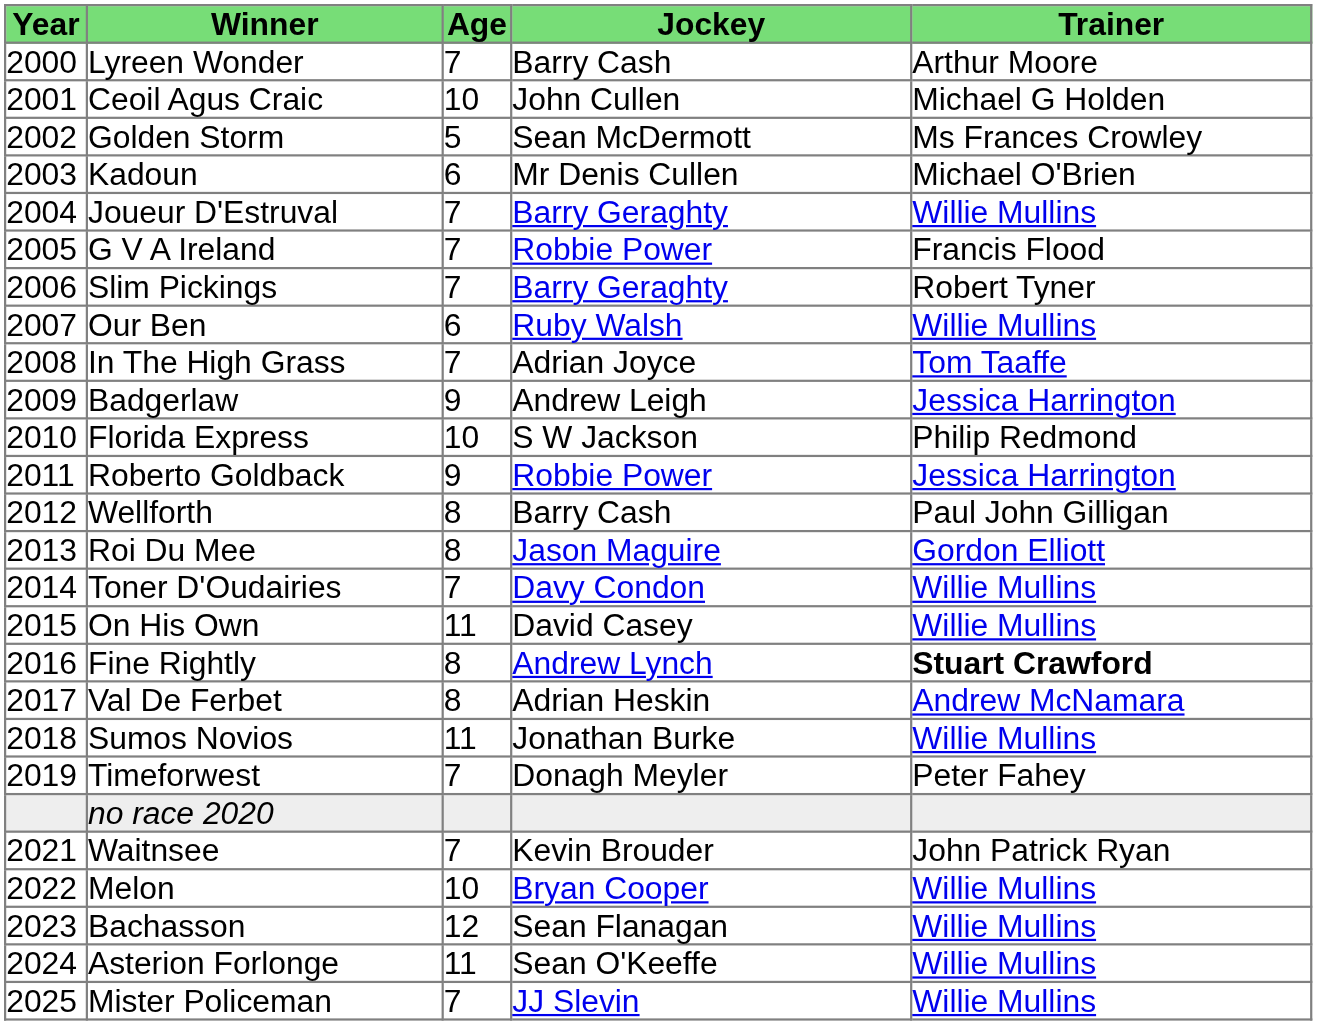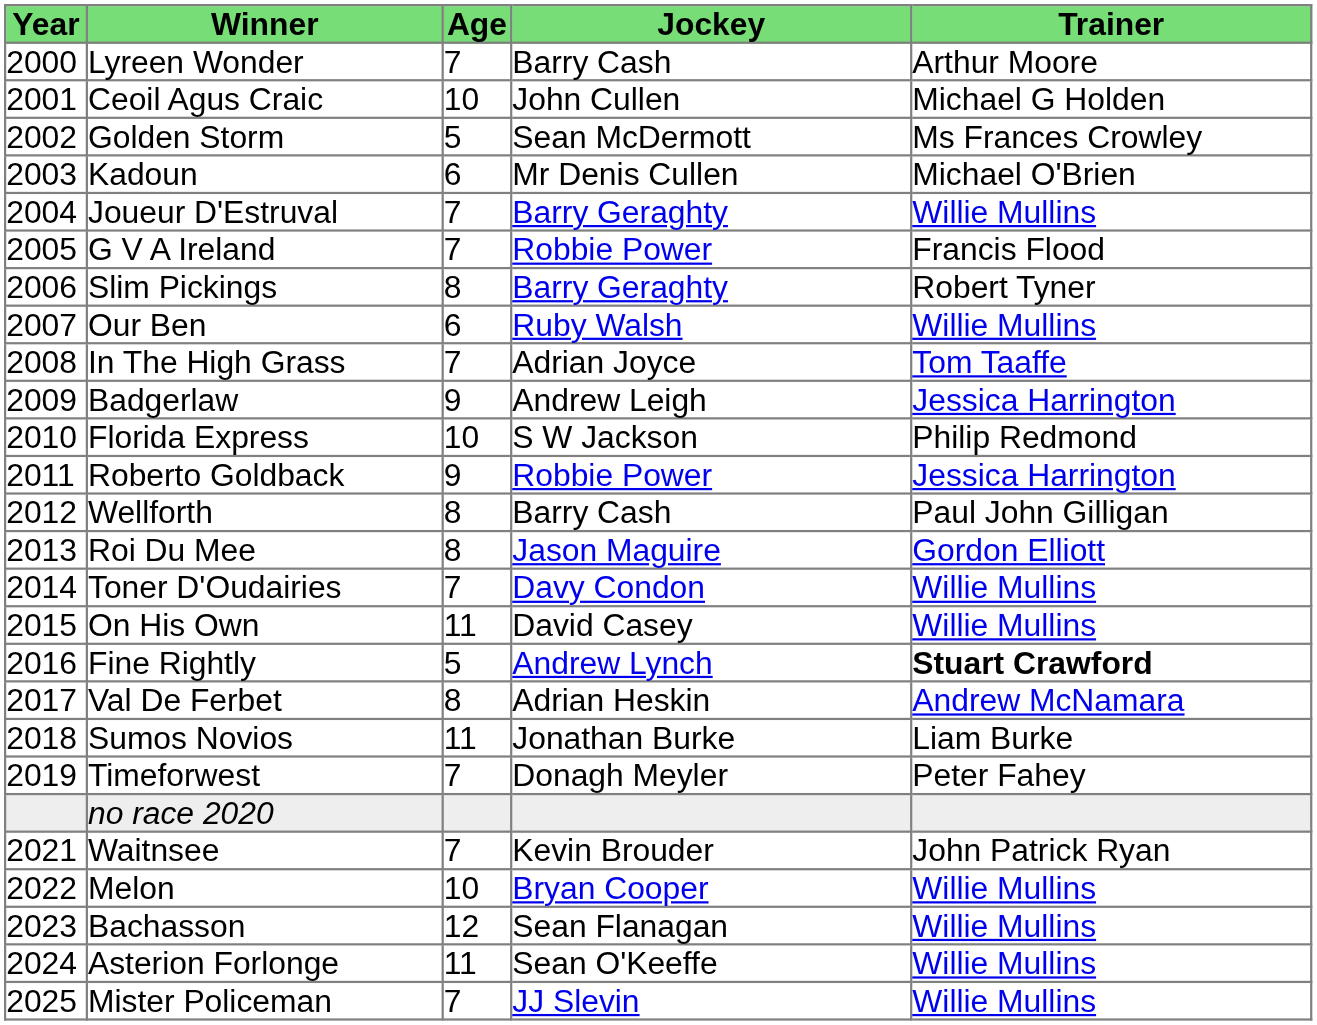(453, 287) 7 -> (453, 287) 8
(453, 663) 8 -> (453, 663) 5
(1004, 738) Willie Mullins -> (993, 738) Liam Burke
